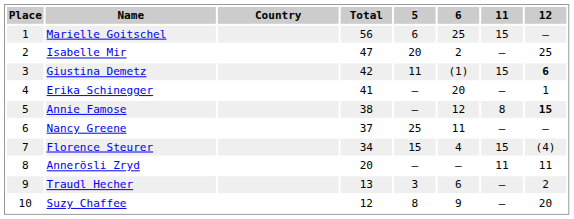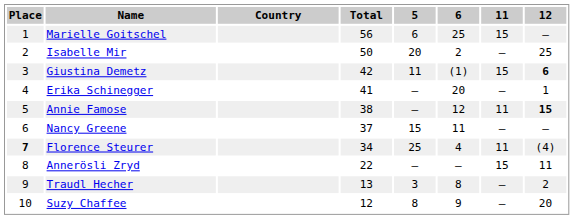(366, 53) 47 -> (366, 53) 50
(502, 109) 8 -> (502, 109) 11
(415, 128) 25 -> (415, 128) 15
(25, 147) normal -> (25, 147) bold
(415, 147) 15 -> (415, 147) 25
(502, 147) 15 -> (502, 147) 11
(366, 166) 20 -> (366, 166) 22
(502, 166) 11 -> (502, 166) 15
(458, 185) 6 -> (458, 185) 8
